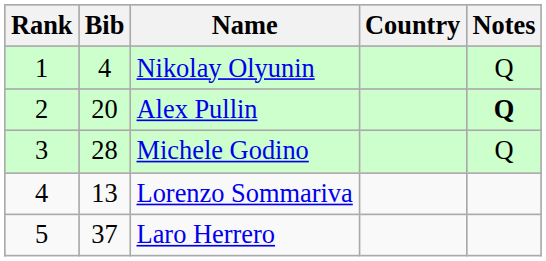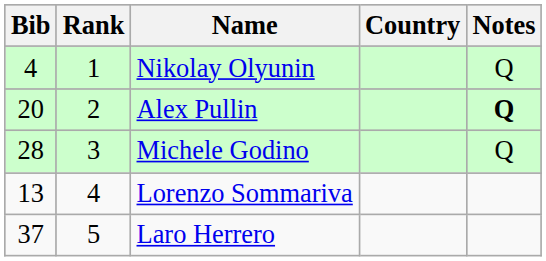columns swapped: (42, 25) <-> (105, 25)
